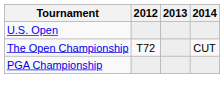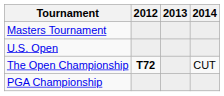+ row: (57, 31)
(146, 48) normal -> (146, 65) bold
